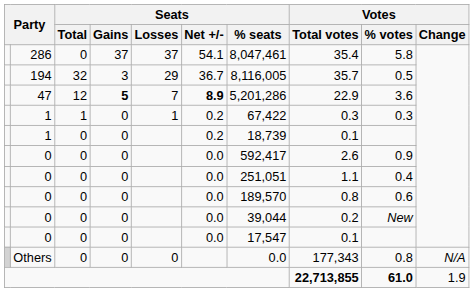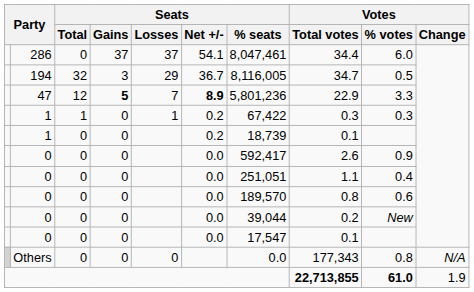(346, 55) 35.4 -> (346, 55) 34.4
(404, 55) 5.8 -> (404, 55) 6.0
(346, 75) 35.7 -> (346, 75) 34.7
(258, 96) 5,201,286 -> (258, 96) 5,801,236
(404, 96) 3.6 -> (404, 96) 3.3
